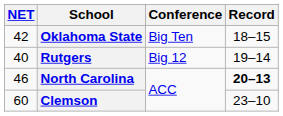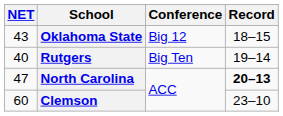(21, 36) 42 -> (21, 36) 43
(171, 36) Big Ten -> (167, 36) Big 12
(167, 57) Big 12 -> (171, 57) Big Ten
(21, 79) 46 -> (21, 79) 47
